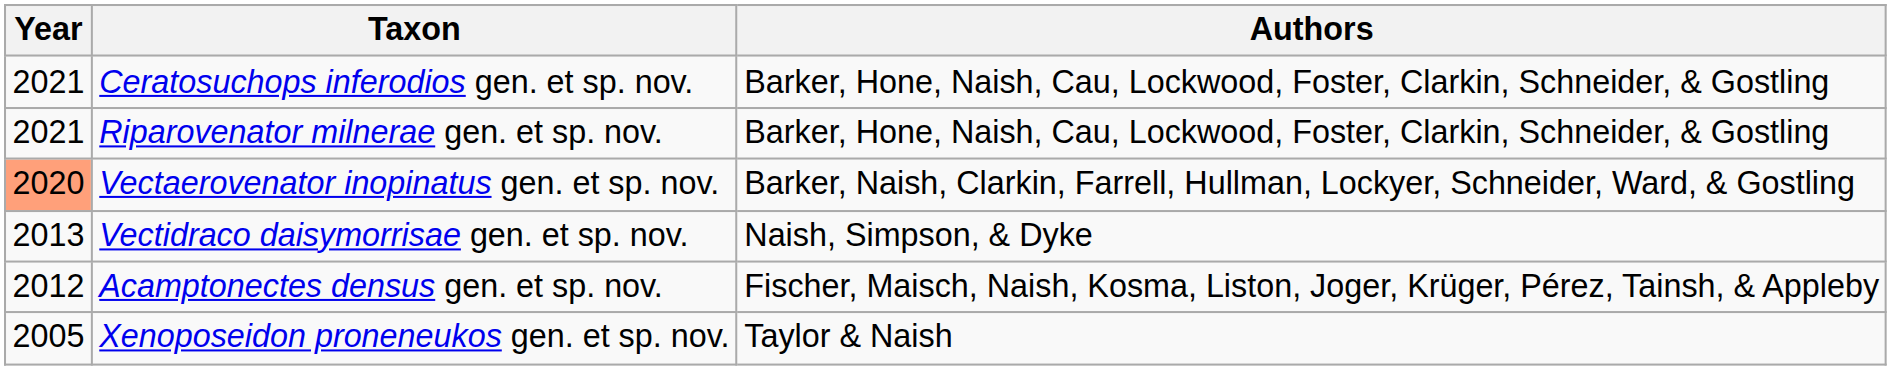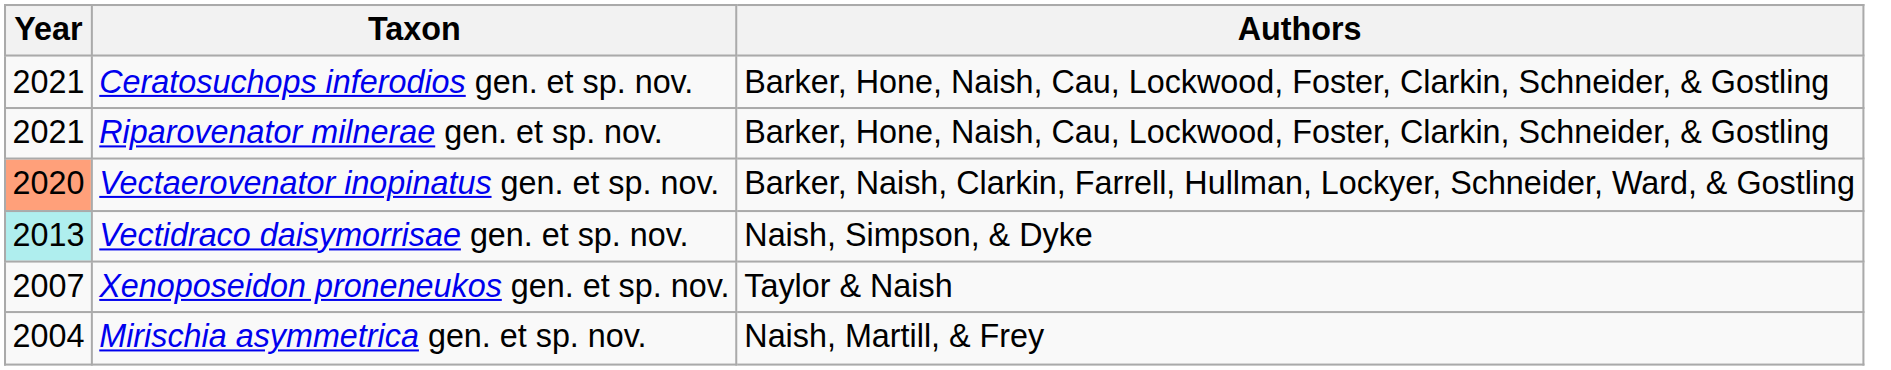(48, 235) no background -> (48, 235) paleturquoise background
- row: (381, 286)
(48, 337) 2005 -> (48, 286) 2007
+ row: (373, 337)
